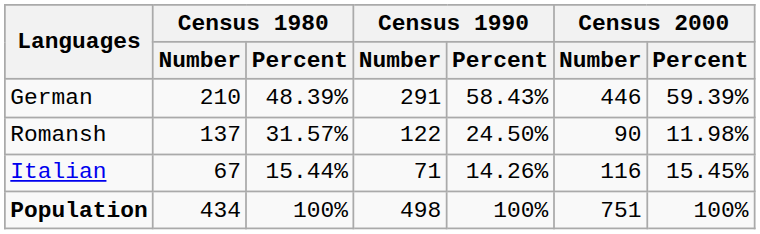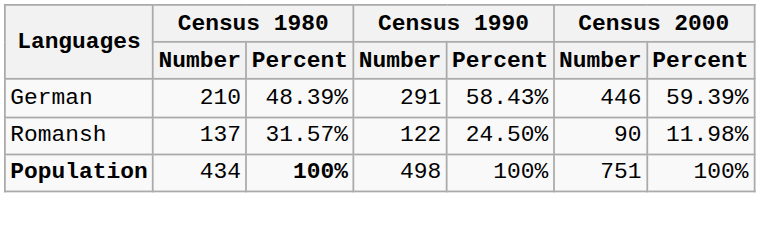- row: (58, 173)
(320, 210) normal -> (320, 173) bold
